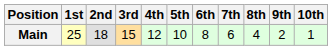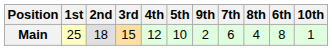columns swapped: (205, 14) <-> (282, 14)
